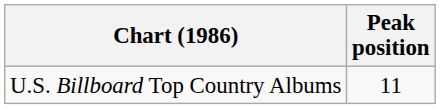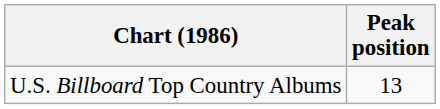(391, 84) 11 -> (391, 84) 13
